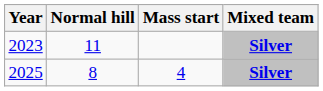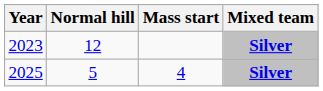(93, 45) 11 -> (93, 45) 12
(93, 72) 8 -> (93, 72) 5
